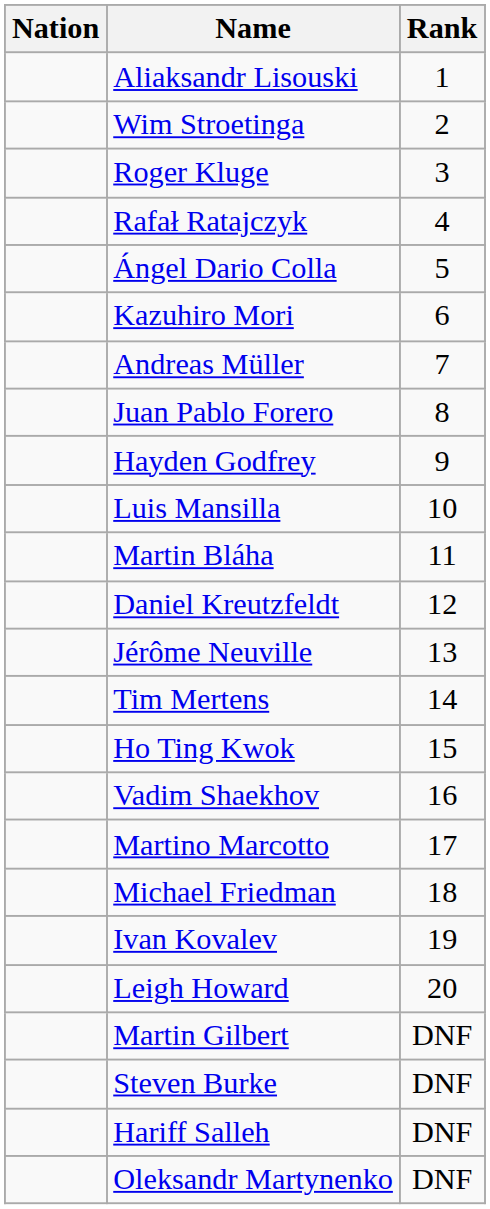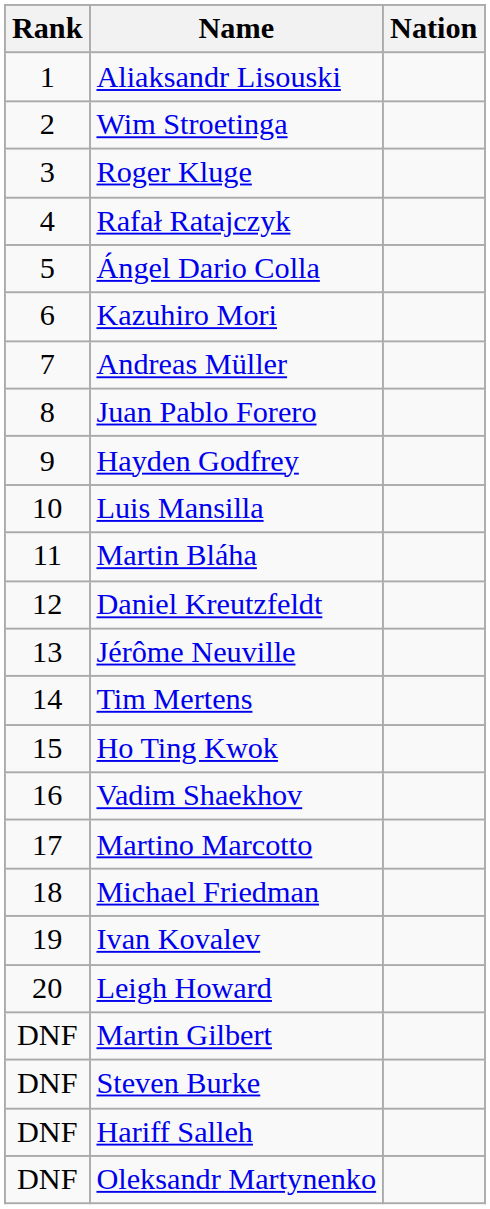columns swapped: (442, 28) <-> (56, 28)
